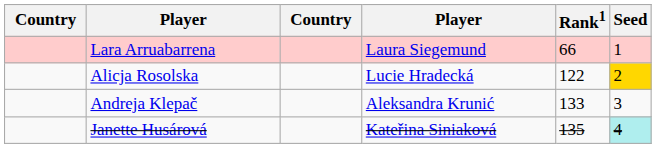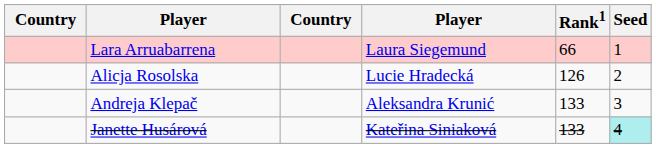(572, 76) 122 -> (572, 76) 126
(618, 76) gold background -> (618, 76) no background
(572, 130) 135 -> (572, 130) 133
